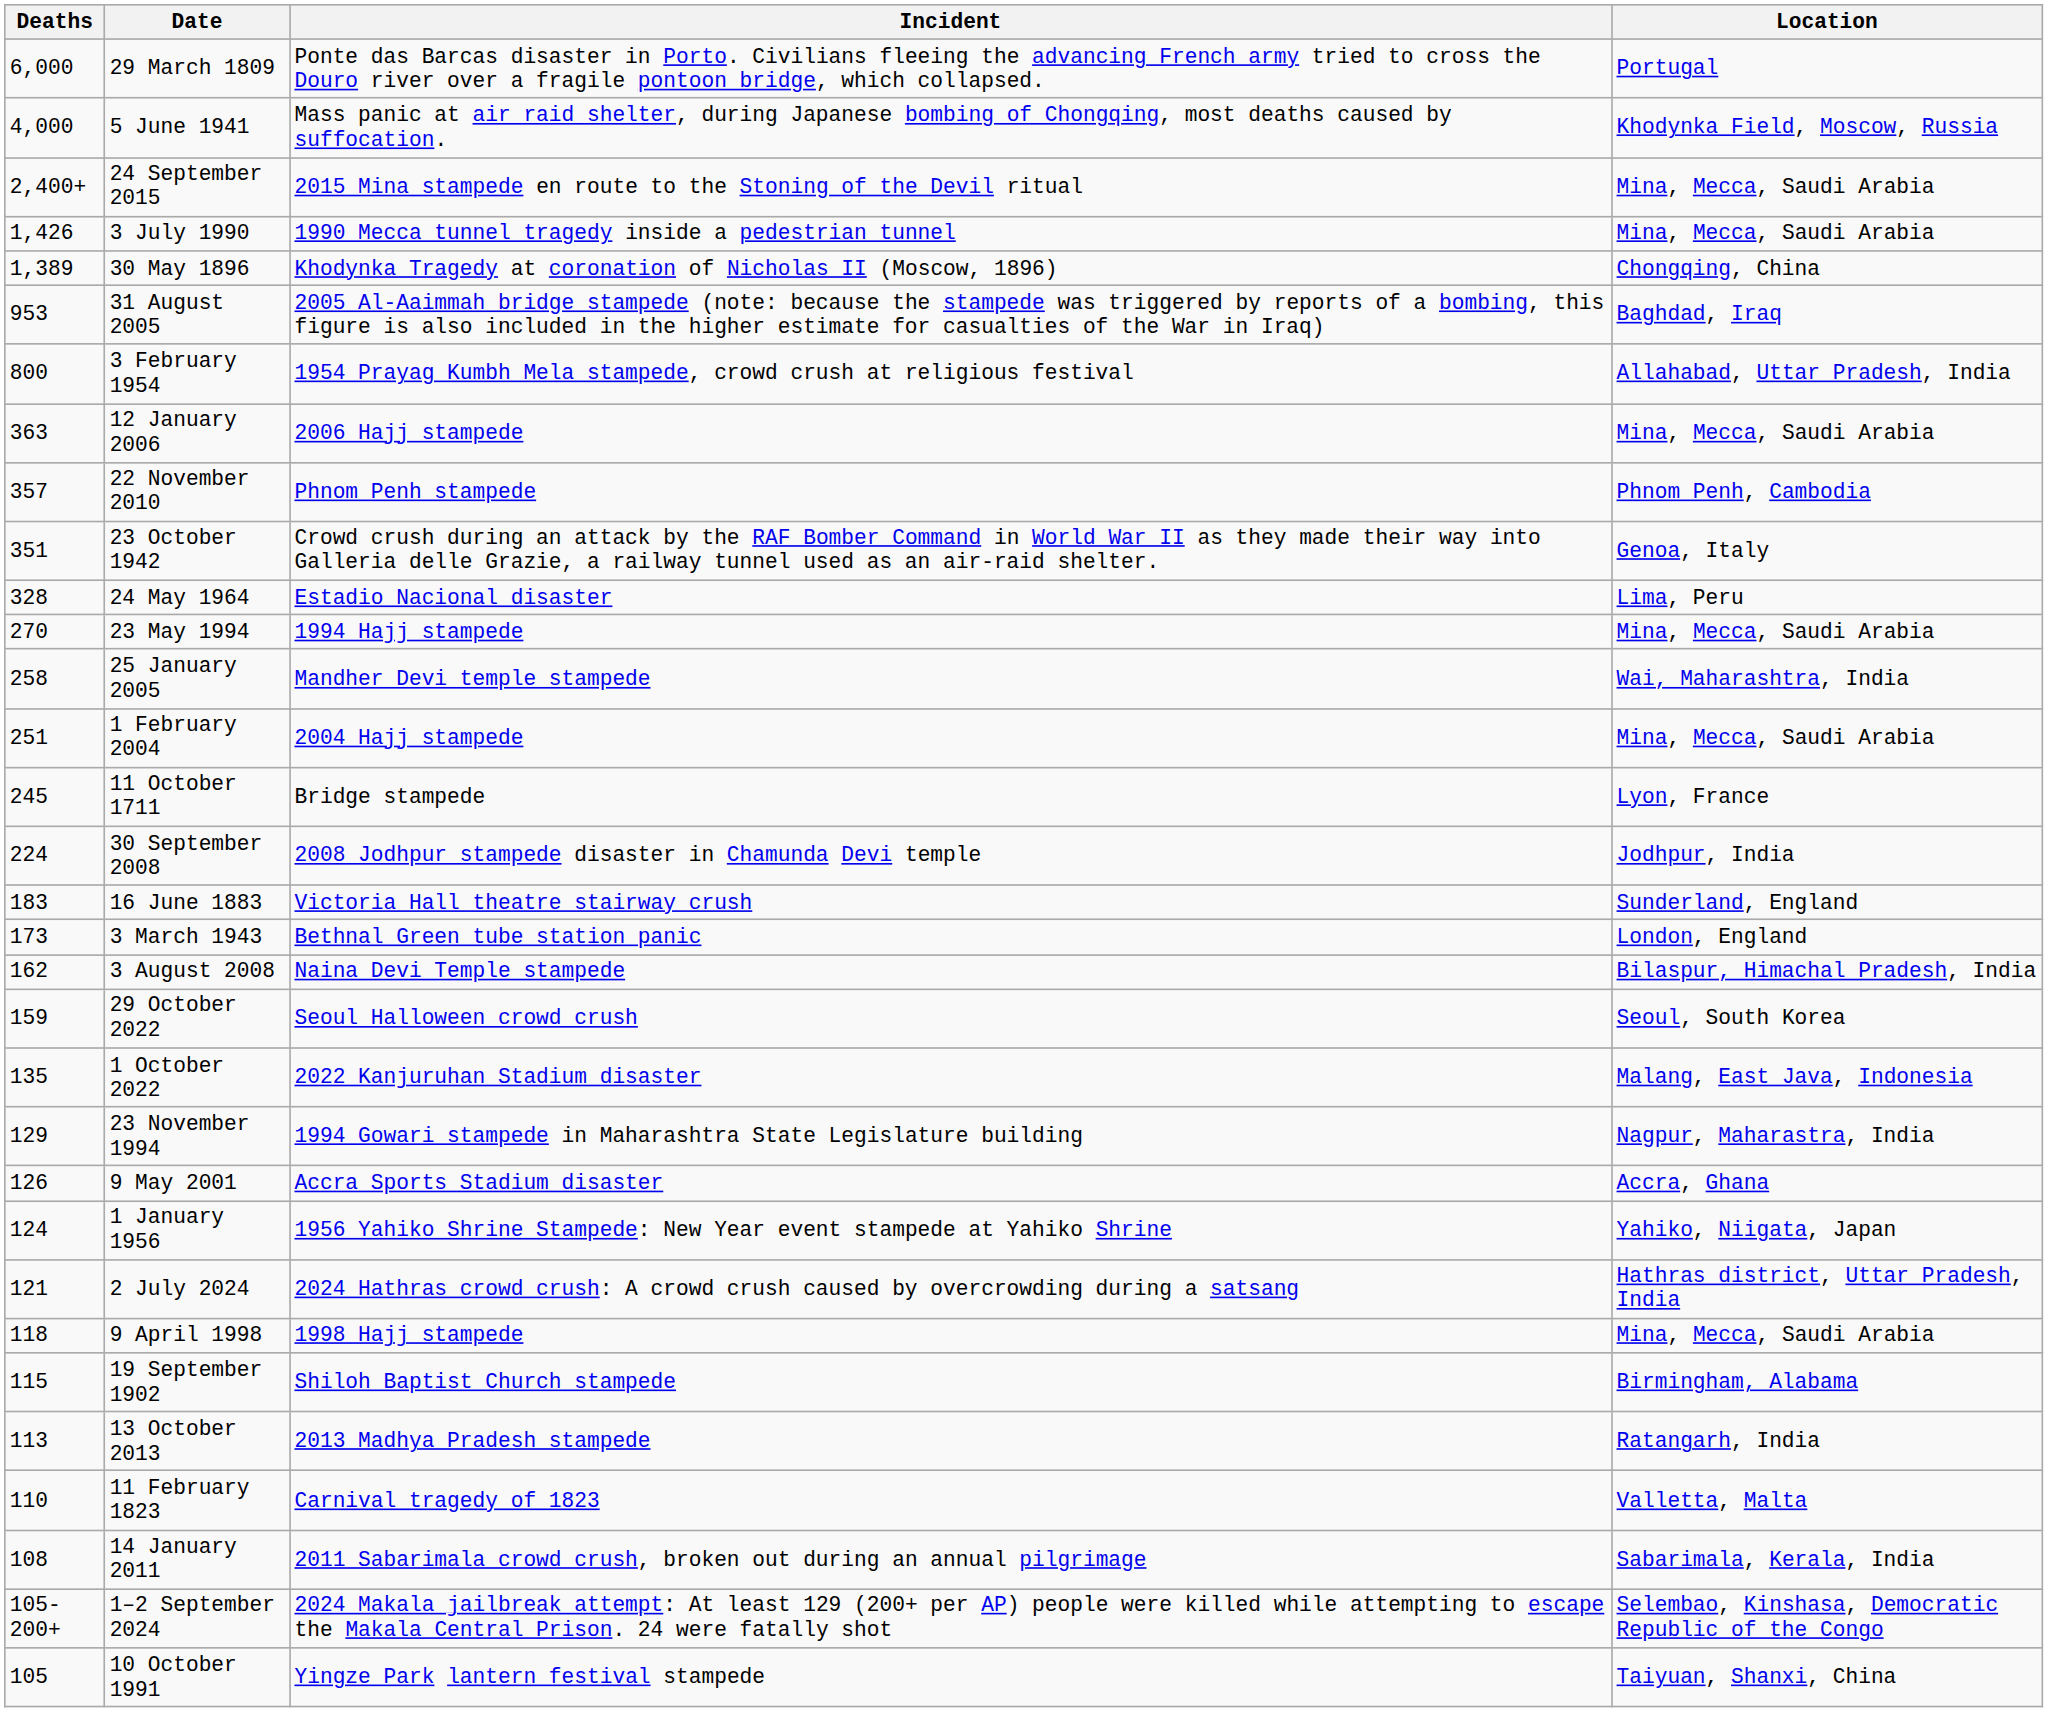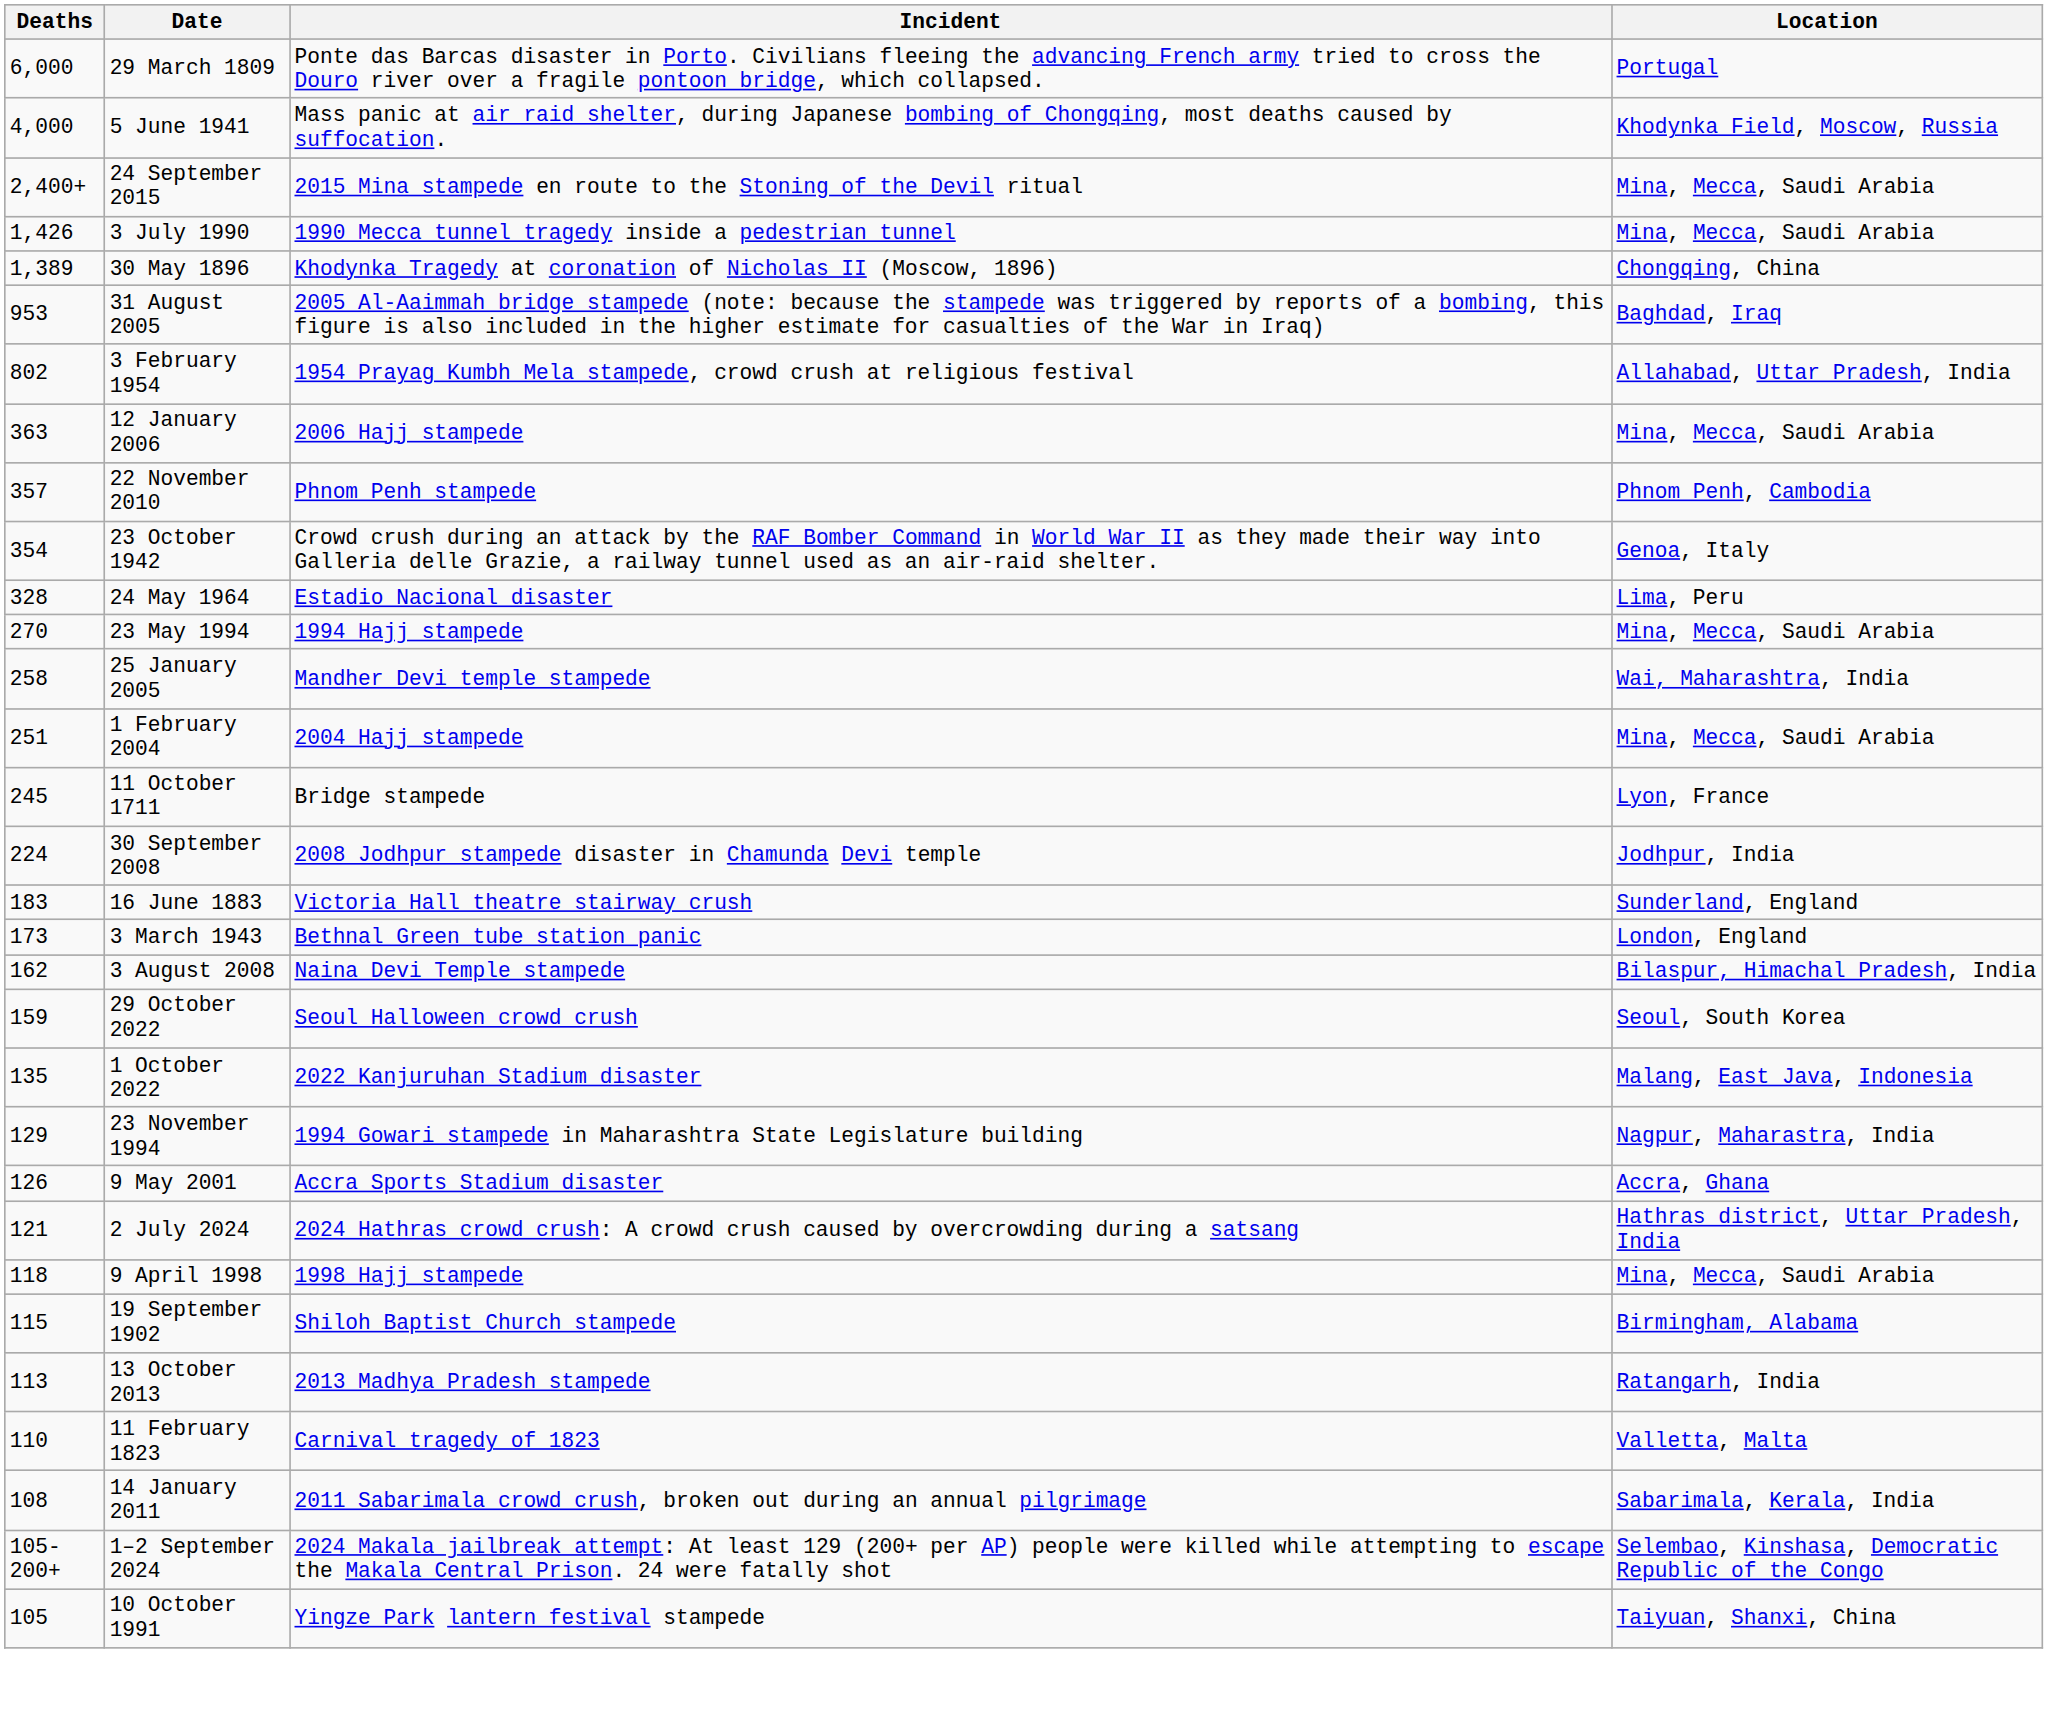(29, 374) 800 -> (29, 374) 802
(29, 551) 351 -> (29, 551) 354
- row: (167, 1230)
